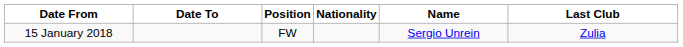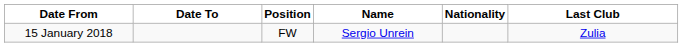columns swapped: (346, 14) <-> (444, 14)
